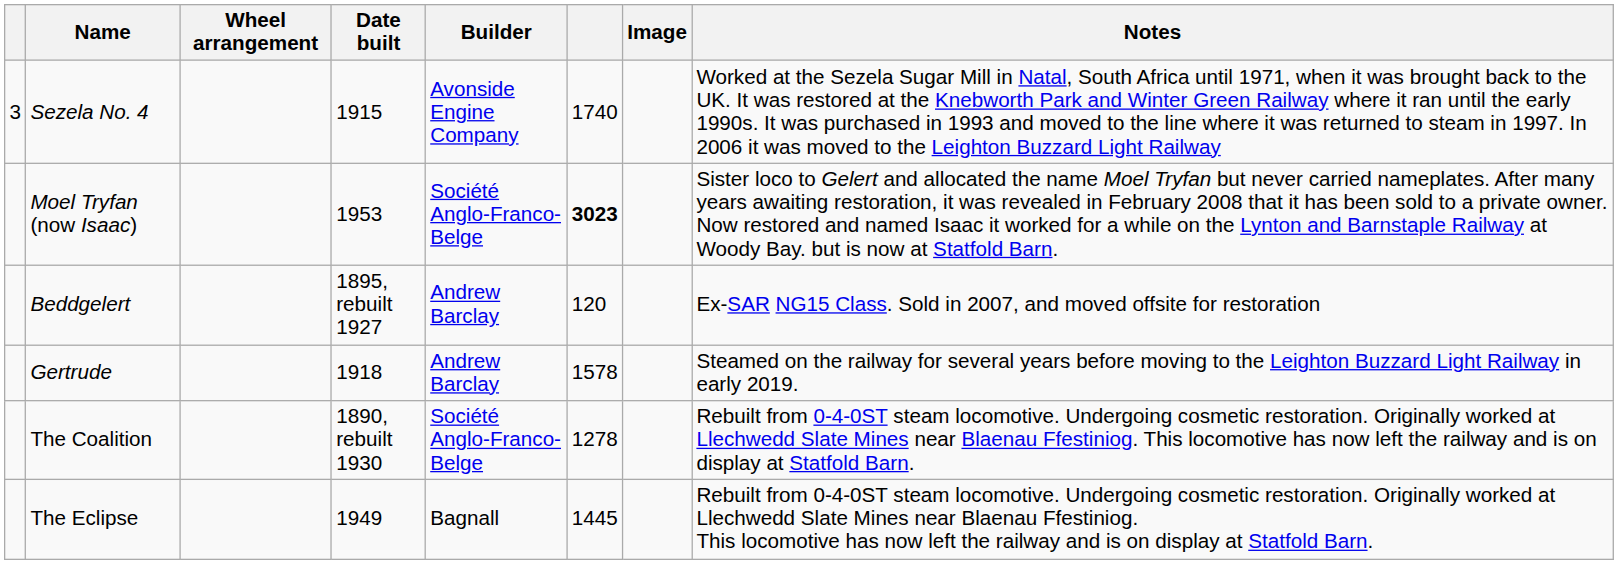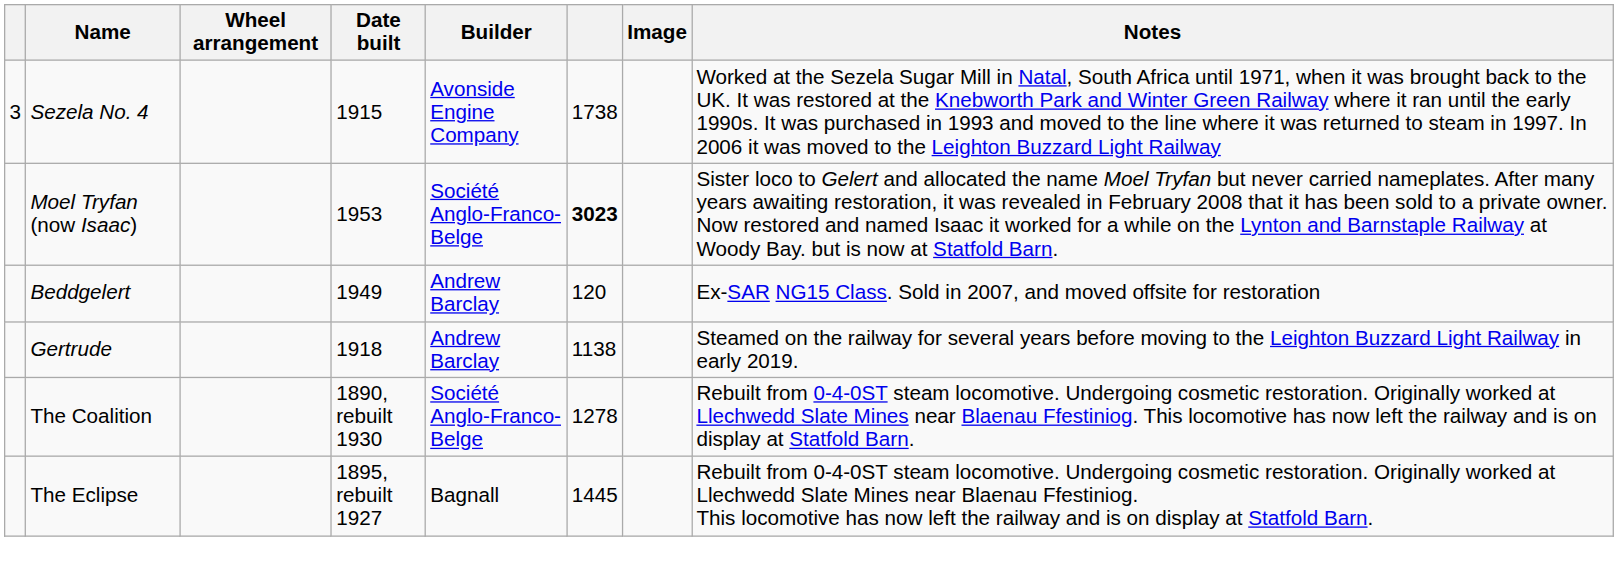(595, 111) 1740 -> (595, 111) 1738
(364, 304) 1895, rebuilt 1927 -> (359, 293) 1949
(595, 372) 1578 -> (594, 349) 1138
(359, 519) 1949 -> (364, 495) 1895, rebuilt 1927
